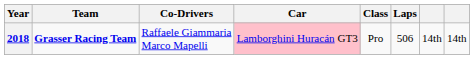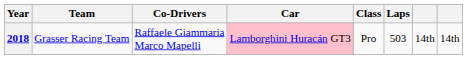(85, 38) bold -> (82, 38) normal
(405, 38) 506 -> (398, 38) 503
